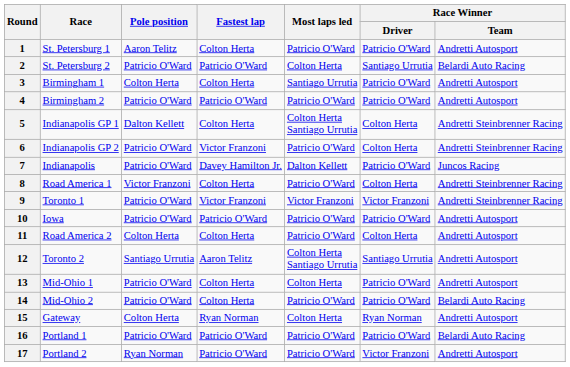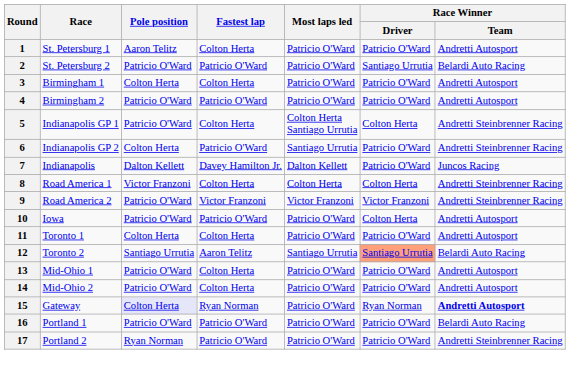(314, 65) Colton Herta -> (321, 65) Patricio O'Ward
(322, 82) Santiago Urrutia -> (321, 82) Patricio O'Ward
(154, 124) Dalton Kellett -> (158, 124) Patricio O'Ward
(158, 147) Patricio O'Ward -> (151, 147) Colton Herta
(233, 147) Victor Franzoni -> (233, 147) Patricio O'Ward
(321, 147) Patricio O'Ward -> (322, 147) Santiago Urrutia
(390, 147) Colton Herta -> (396, 147) Patricio O'Ward
(158, 165) Patricio O'Ward -> (154, 165) Dalton Kellett
(321, 182) Patricio O'Ward -> (314, 182) Colton Herta
(63, 200) Toronto 1 -> (77, 200) Road America 2
(396, 217) Patricio O'Ward -> (390, 217) Colton Herta
(77, 235) Road America 2 -> (63, 235) Toronto 1
(390, 235) Colton Herta -> (396, 235) Patricio O'Ward
(322, 259) Colton Herta Santiago Urrutia -> (322, 252) Santiago Urrutia
(398, 259) no background -> (398, 252) lightsalmon background
(478, 259) Andretti Autosport -> (481, 252) Belardi Auto Racing
(314, 282) Colton Herta -> (321, 270) Patricio O'Ward
(481, 300) Belardi Auto Racing -> (478, 287) Andretti Autosport
(151, 317) no background -> (151, 305) lavender background
(314, 317) Colton Herta -> (321, 305) Patricio O'Ward
(478, 317) normal -> (481, 305) bold
(396, 352) Victor Franzoni -> (396, 340) Patricio O'Ward
(478, 352) Andretti Autosport -> (500, 340) Andretti Steinbrenner Racing
